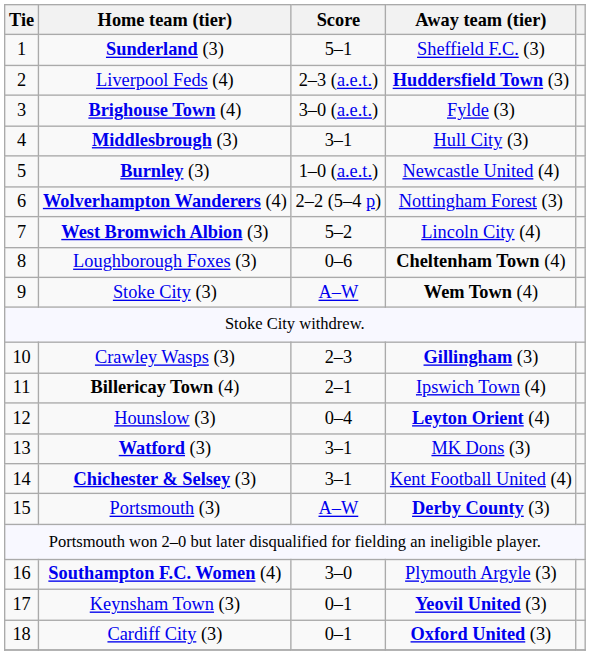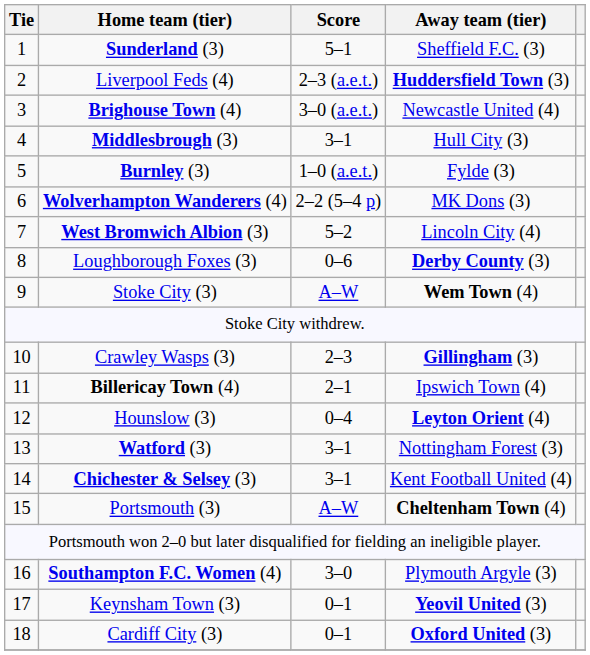(481, 110) Fylde (3) -> (481, 110) Newcastle United (4)
(481, 170) Newcastle United (4) -> (481, 170) Fylde (3)
(481, 200) Nottingham Forest (3) -> (481, 200) MK Dons (3)
(481, 261) Cheltenham Town (4) -> (481, 261) Derby County (3)
(481, 447) MK Dons (3) -> (481, 447) Nottingham Forest (3)
(481, 508) Derby County (3) -> (481, 508) Cheltenham Town (4)
